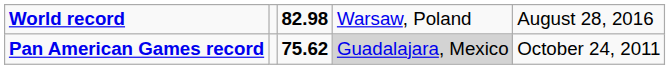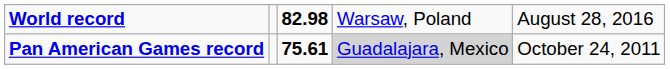(305, 49) 75.62 -> (305, 49) 75.61
